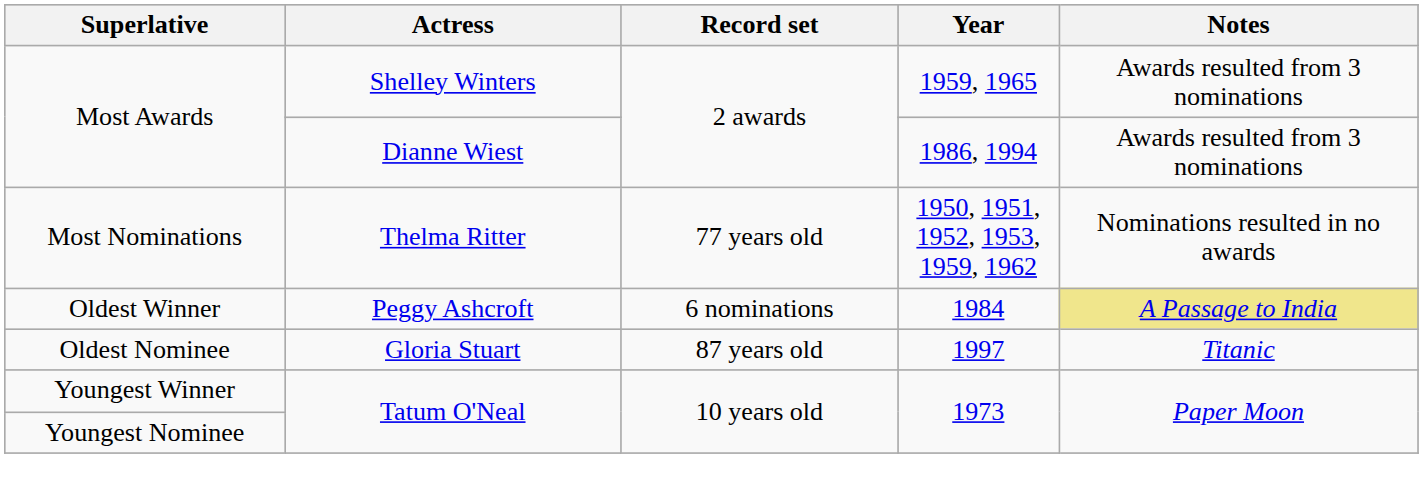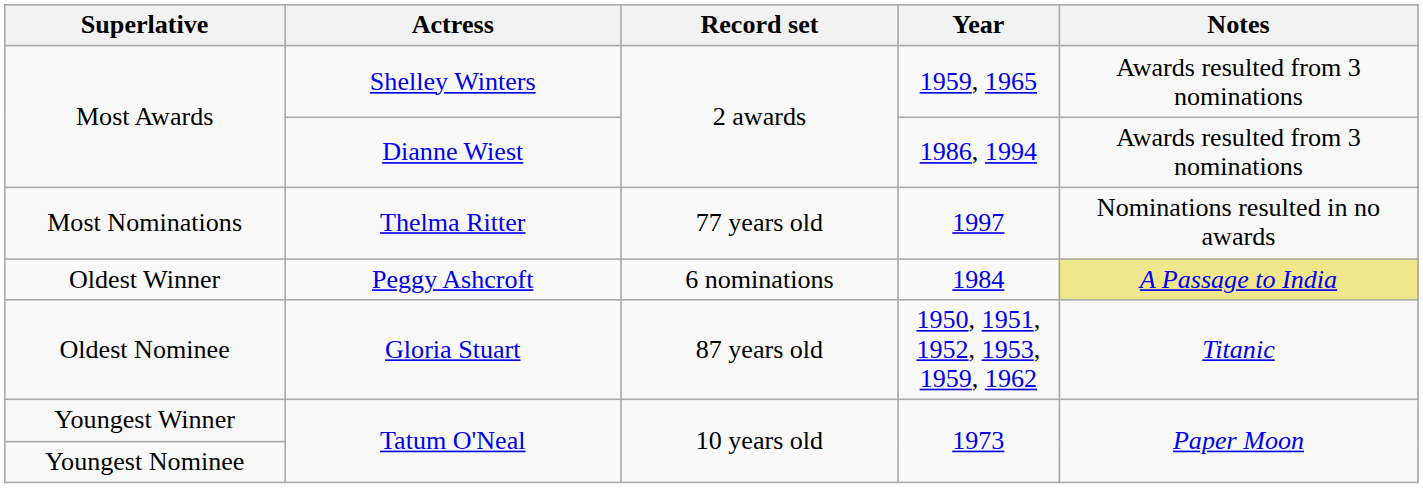(978, 237) 1950, 1951, 1952, 1953, 1959, 1962 -> (978, 222) 1997
(978, 349) 1997 -> (978, 349) 1950, 1951, 1952, 1953, 1959, 1962
